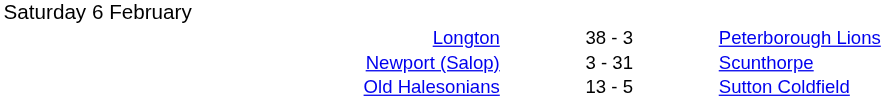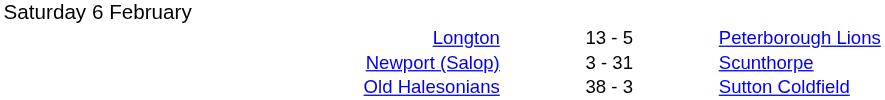(609, 38) 38 - 3 -> (609, 38) 13 - 5
(609, 87) 13 - 5 -> (609, 87) 38 - 3
